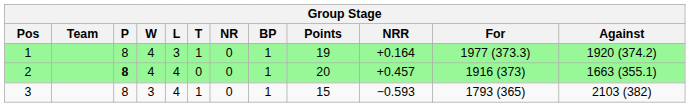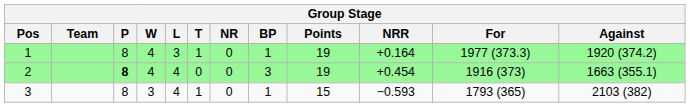(268, 72) 1 -> (268, 72) 3
(323, 72) 20 -> (323, 72) 19
(396, 72) +0.457 -> (396, 72) +0.454
